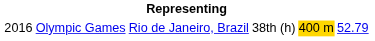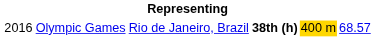(274, 28) normal -> (275, 28) bold
(353, 28) 52.79 -> (355, 28) 68.57
